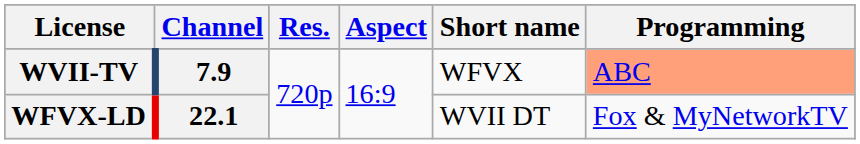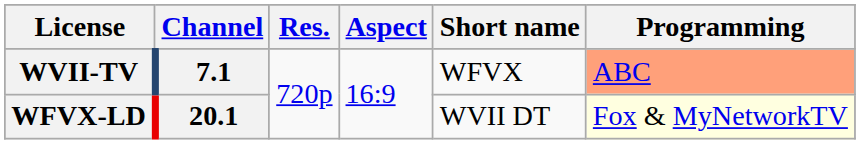(214, 71) 7.9 -> (214, 71) 7.1
(214, 116) 22.1 -> (214, 116) 20.1
(720, 116) no background -> (720, 116) lightyellow background
